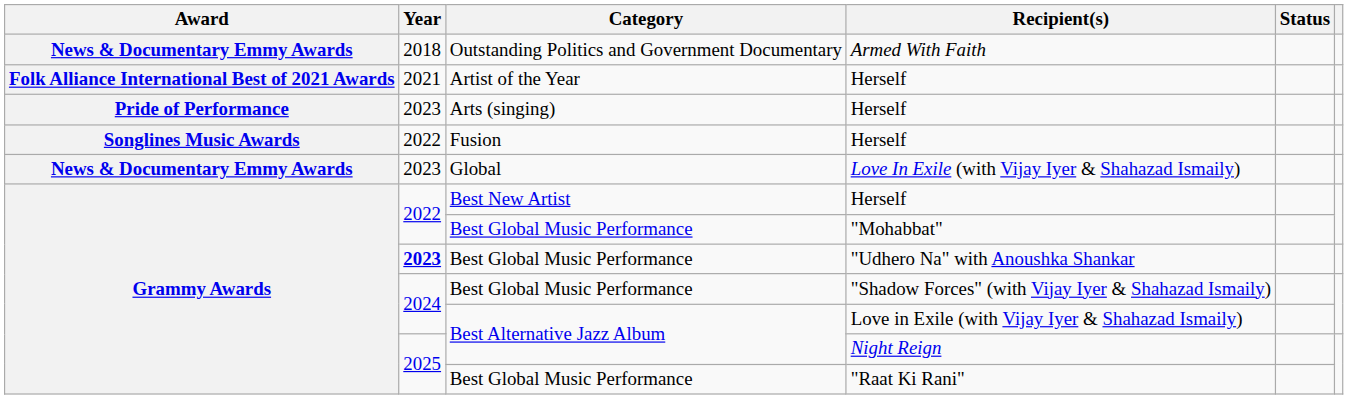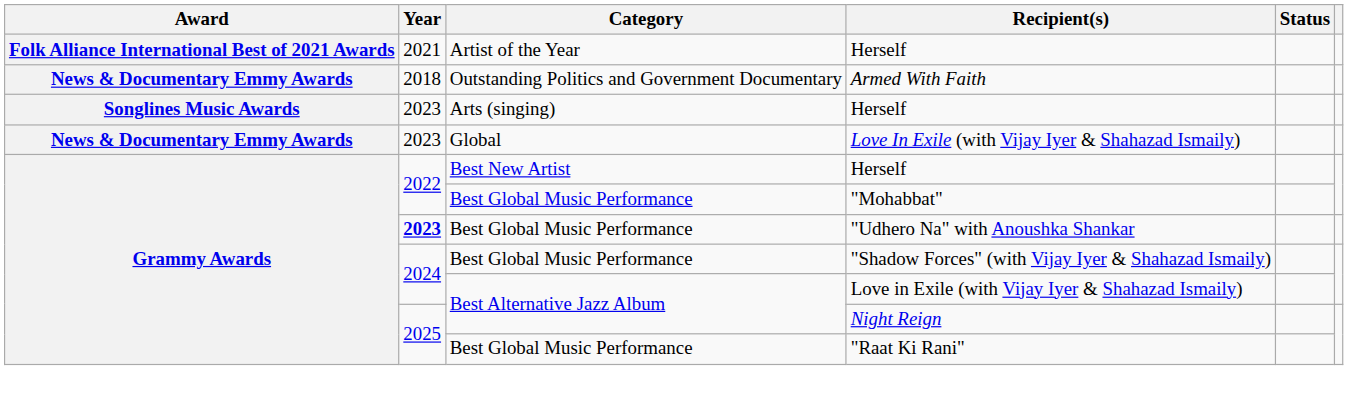rows swapped: (646, 49) <-> (515, 79)
(202, 109) Pride of Performance -> (202, 109) Songlines Music Awards
- row: (475, 139)
